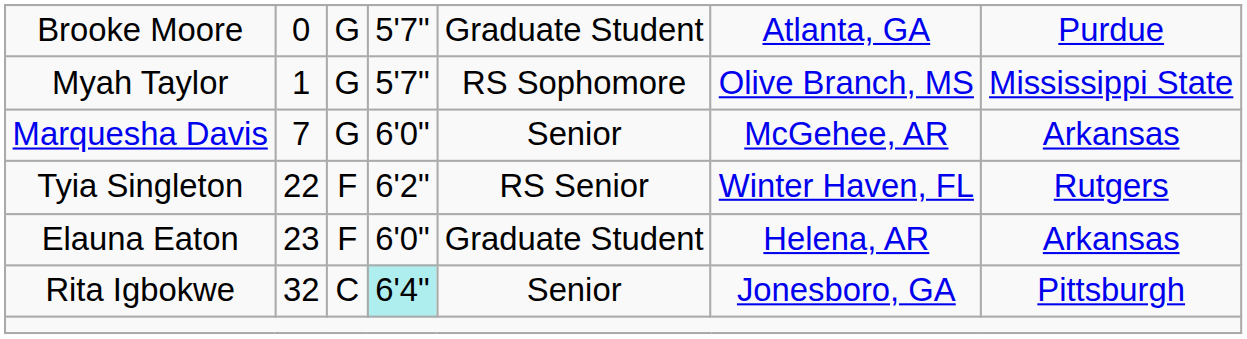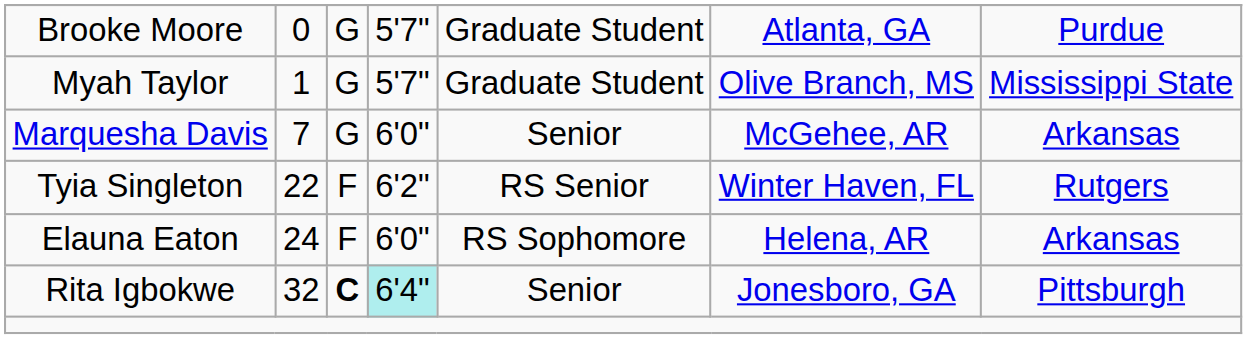(574, 82) RS Sophomore -> (574, 82) Graduate Student
(301, 238) 23 -> (301, 238) 24
(574, 238) Graduate Student -> (574, 238) RS Sophomore
(347, 290) normal -> (347, 290) bold
